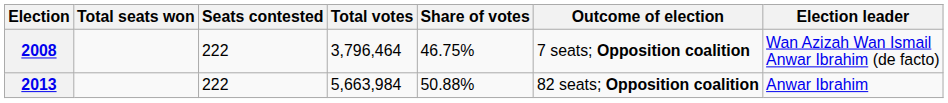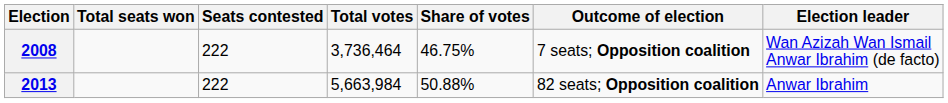(366, 51) 3,796,464 -> (366, 51) 3,736,464
